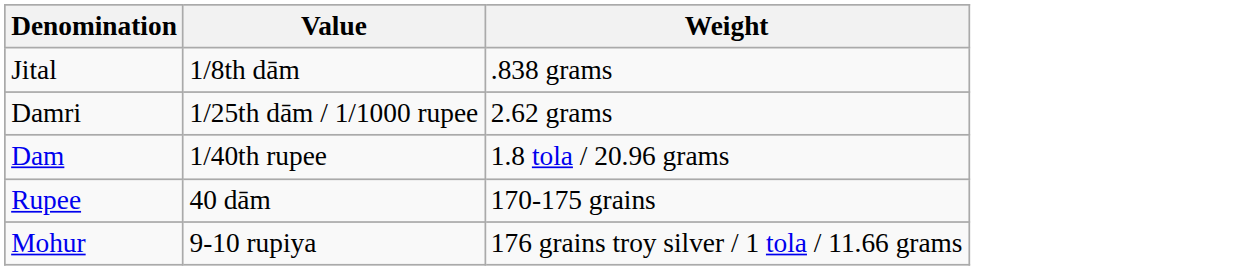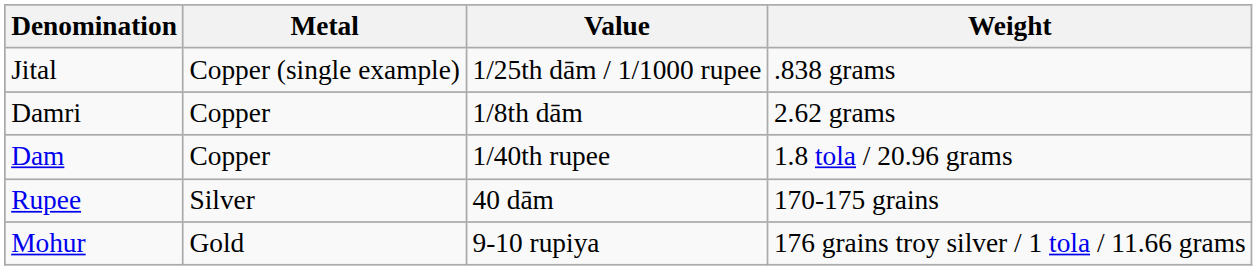+ column: (325, 26)
(245, 69) 1/8th dām -> (617, 69) 1/25th dām / 1/1000 rupee
(334, 112) 1/25th dām / 1/1000 rupee -> (528, 112) 1/8th dām
